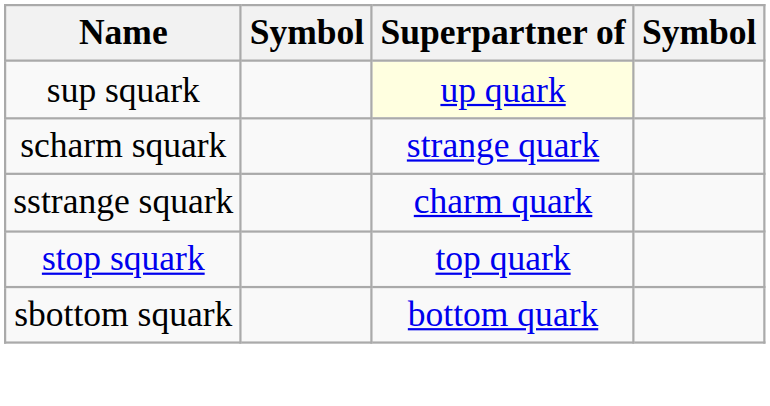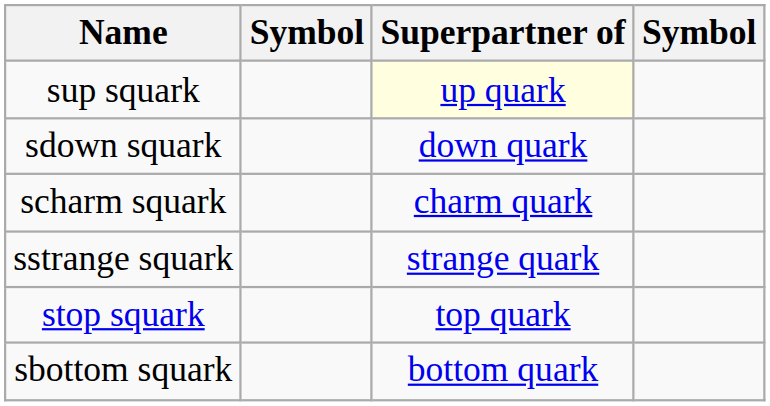+ row: (123, 145)
(503, 145) strange quark -> (503, 201) charm quark
(503, 201) charm quark -> (503, 257) strange quark
